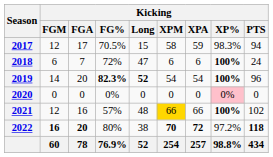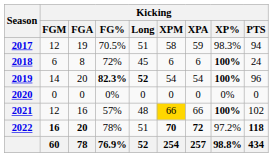(82, 45) 17 -> (82, 45) 19
(143, 45) 15 -> (143, 45) 51
(82, 62) 7 -> (82, 62) 8
(143, 62) 47 -> (143, 62) 45
(227, 95) pink background -> (227, 95) no background
(112, 128) 80% -> (112, 128) 78%
(143, 128) 38 -> (143, 128) 51
